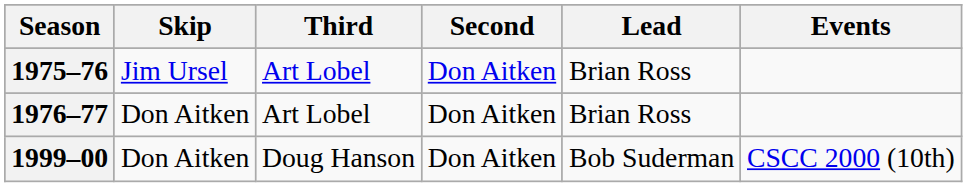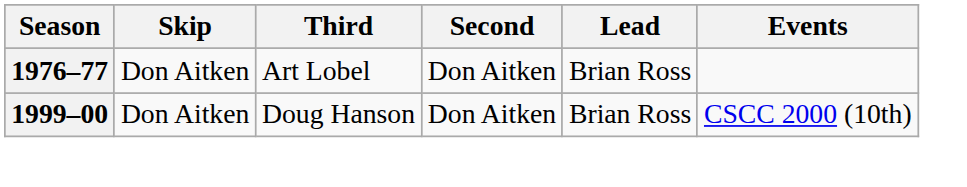- row: (60, 70)
(652, 158) Bob Suderman -> (630, 114) Brian Ross
